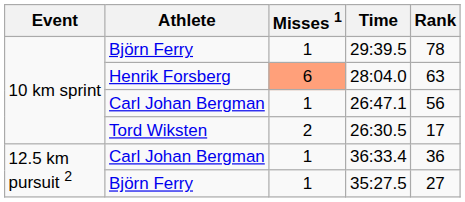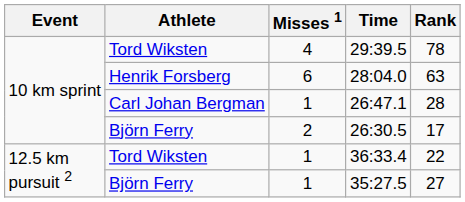(151, 50) Björn Ferry -> (158, 50) Tord Wiksten
(307, 50) 1 -> (307, 50) 4
(307, 77) lightsalmon background -> (307, 77) no background
(435, 103) 56 -> (435, 103) 28
(158, 130) Tord Wiksten -> (151, 130) Björn Ferry
(187, 157) Carl Johan Bergman -> (158, 157) Tord Wiksten
(435, 157) 36 -> (435, 157) 22
